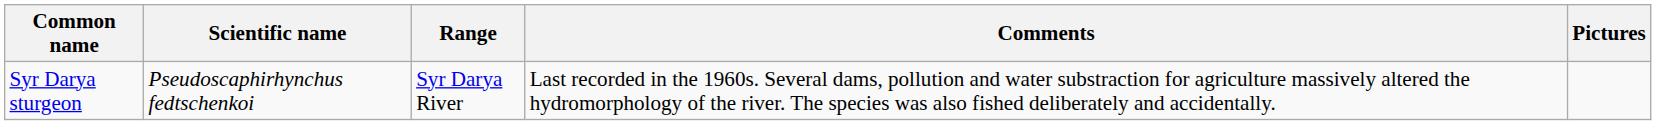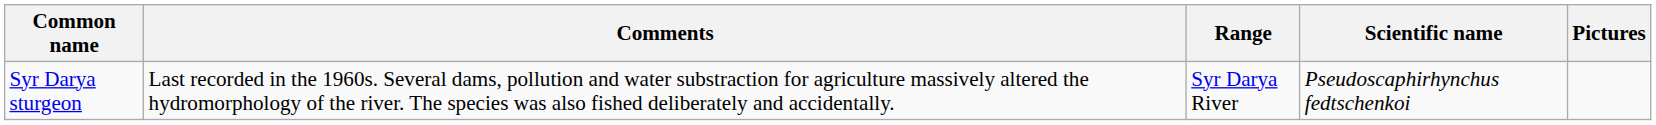columns swapped: (277, 33) <-> (1046, 33)
